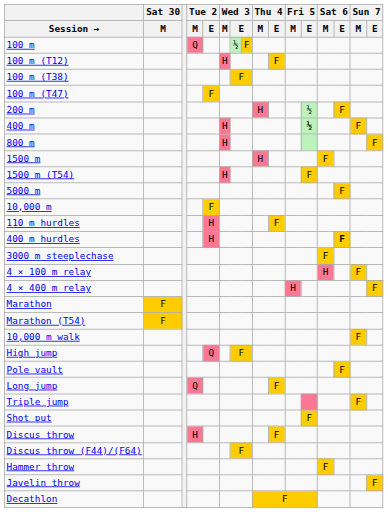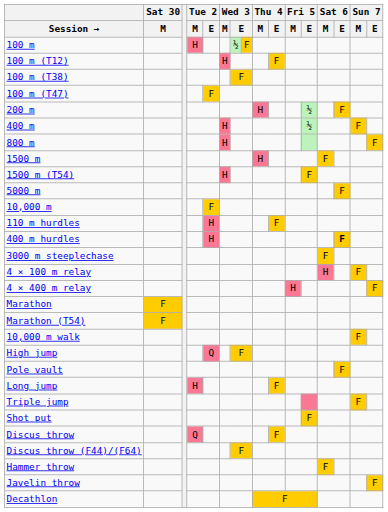(195, 45) Q -> (195, 45) H
(309, 126) bold -> (309, 126) normal
(195, 385) Q -> (195, 385) H
(195, 434) H -> (195, 434) Q
